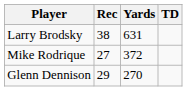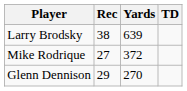(133, 34) 631 -> (133, 34) 639
